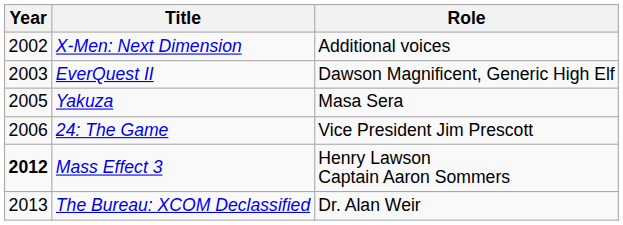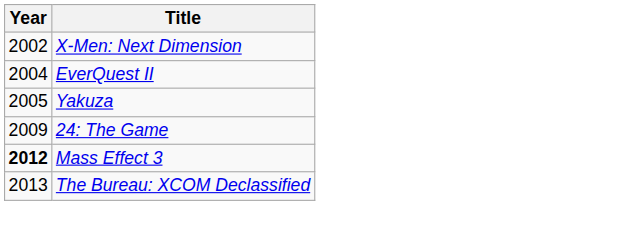- column: (467, 18)
(28, 74) 2003 -> (28, 74) 2004
(28, 130) 2006 -> (28, 130) 2009
